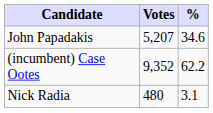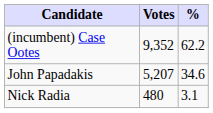rows swapped: (56, 66) <-> (50, 37)
